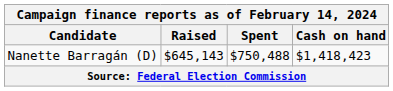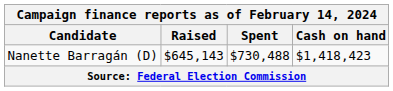(260, 55) $750,488 -> (260, 55) $730,488
